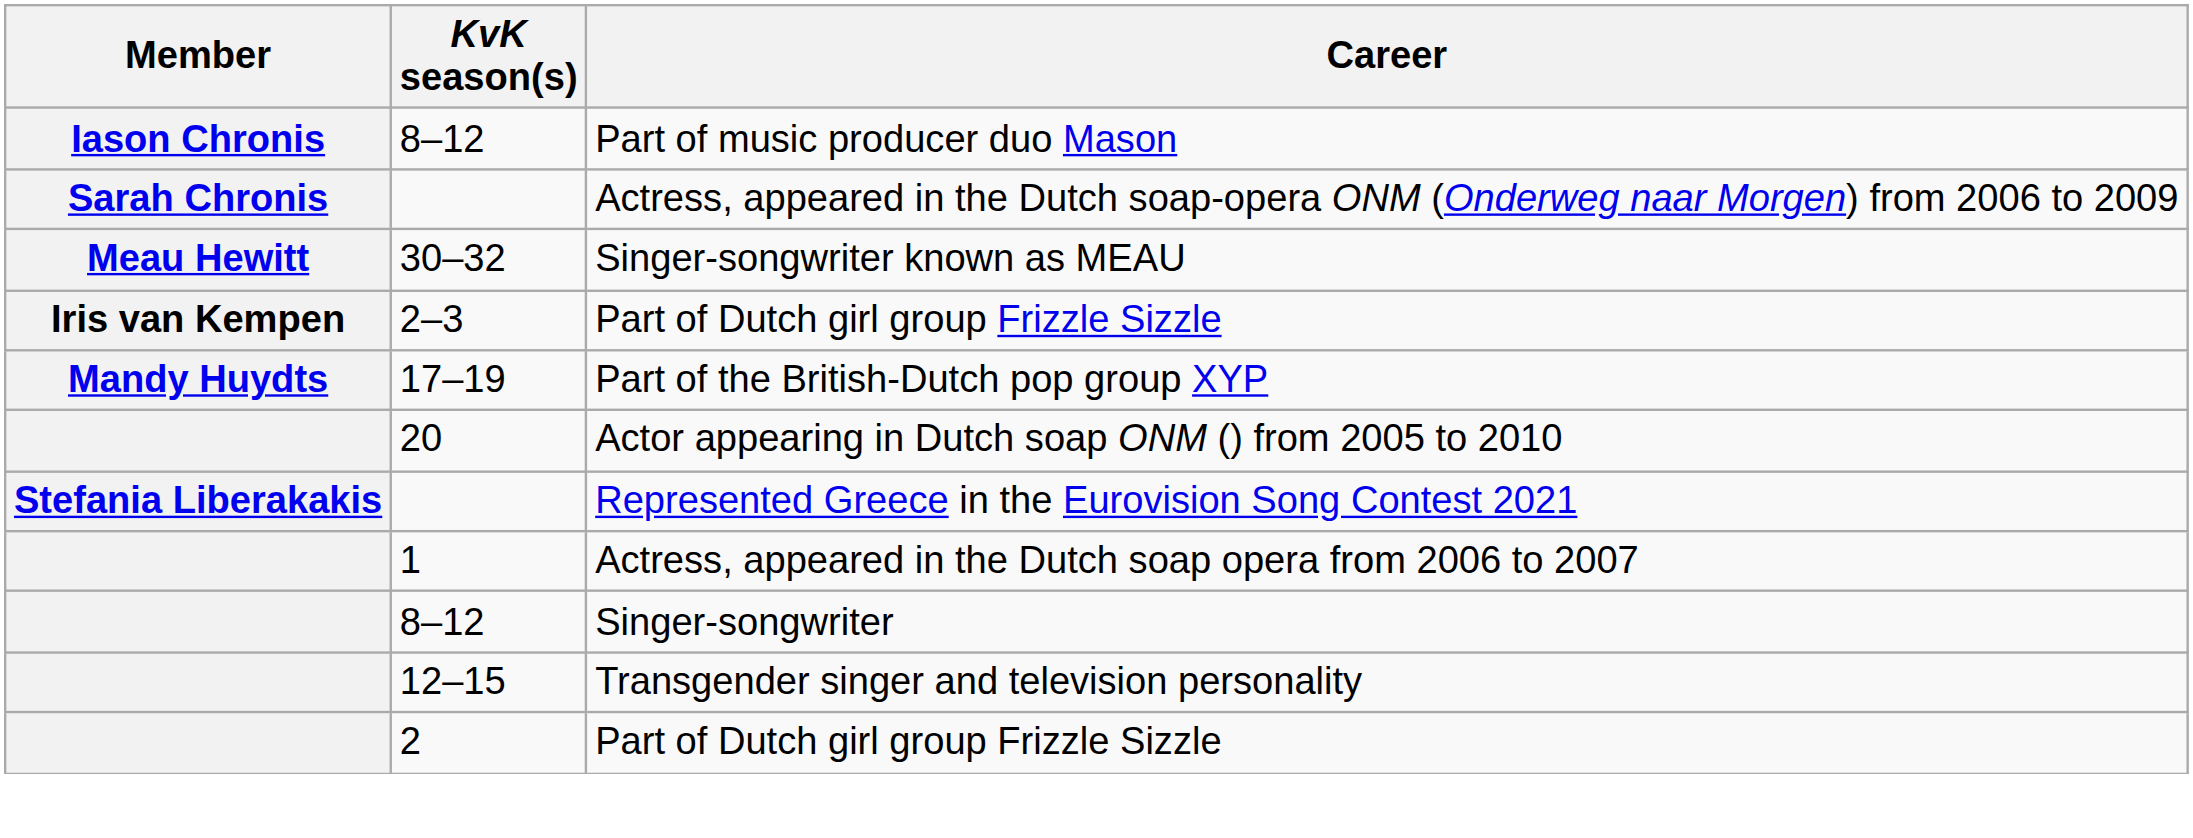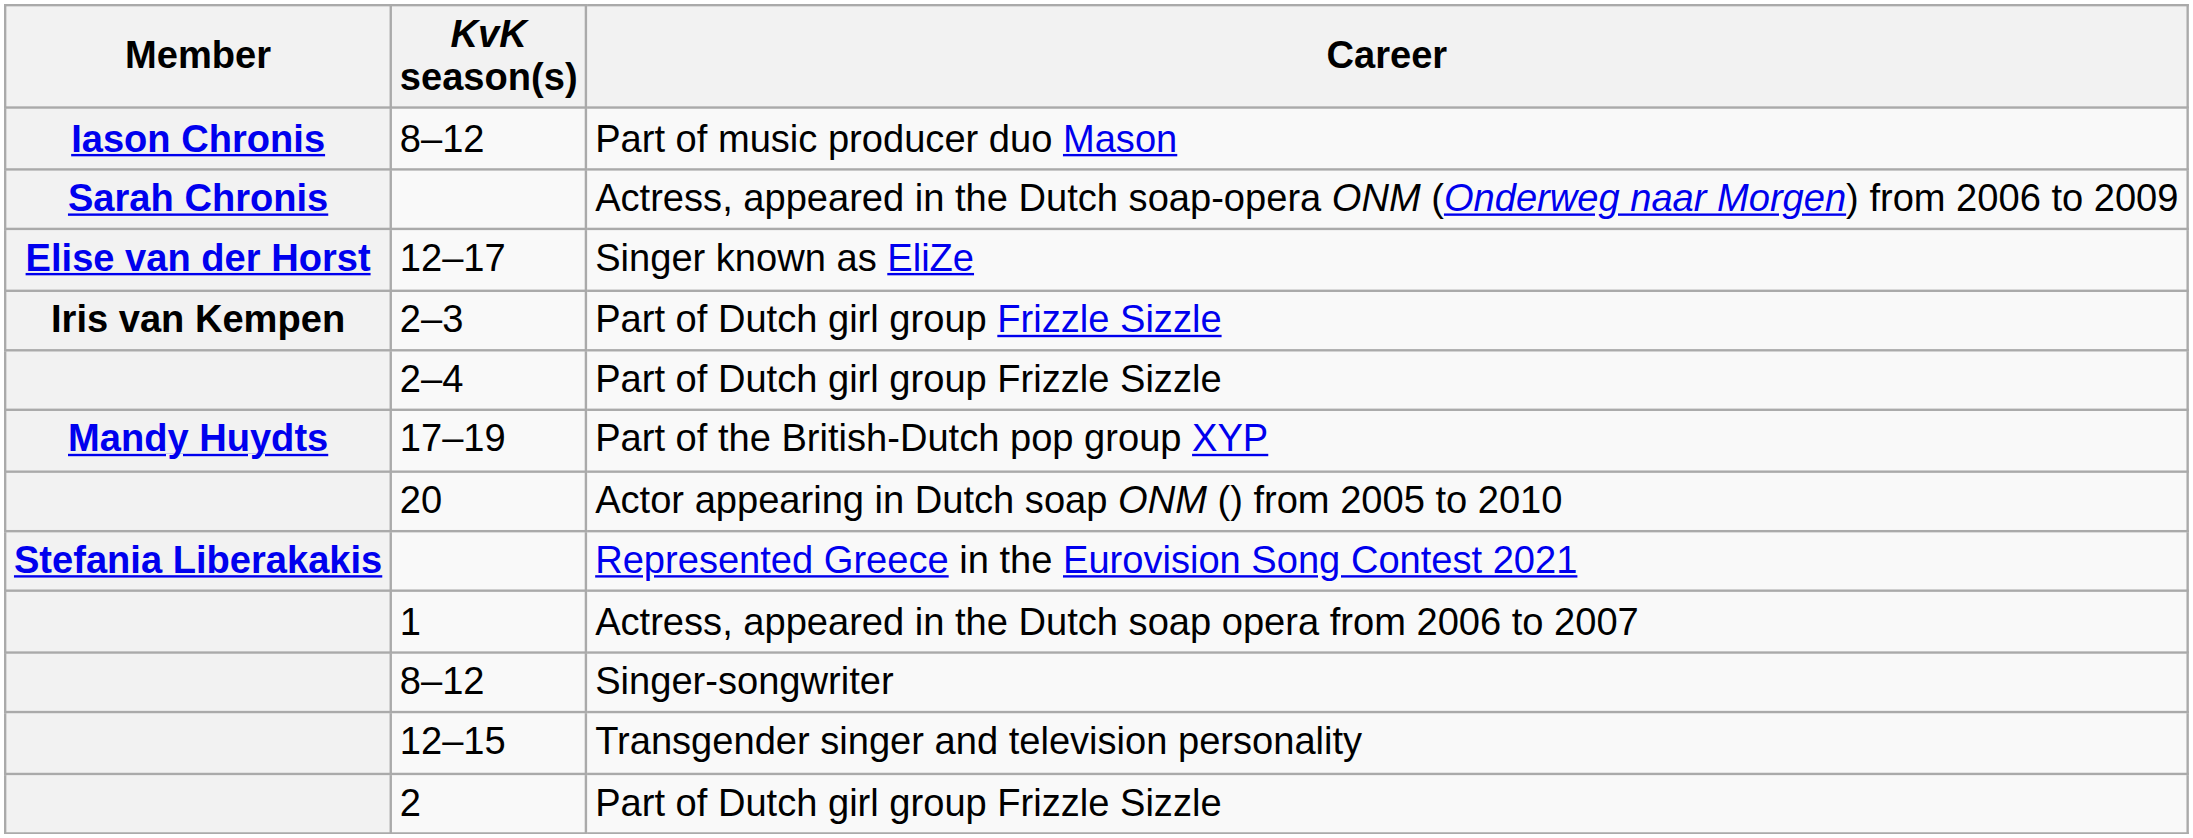- row: (453, 258)
+ row: (453, 258)
+ row: (432, 379)
